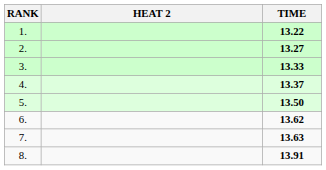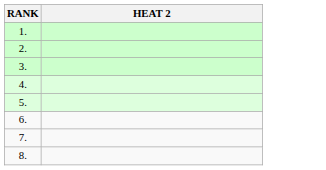- column: (292, 13)
